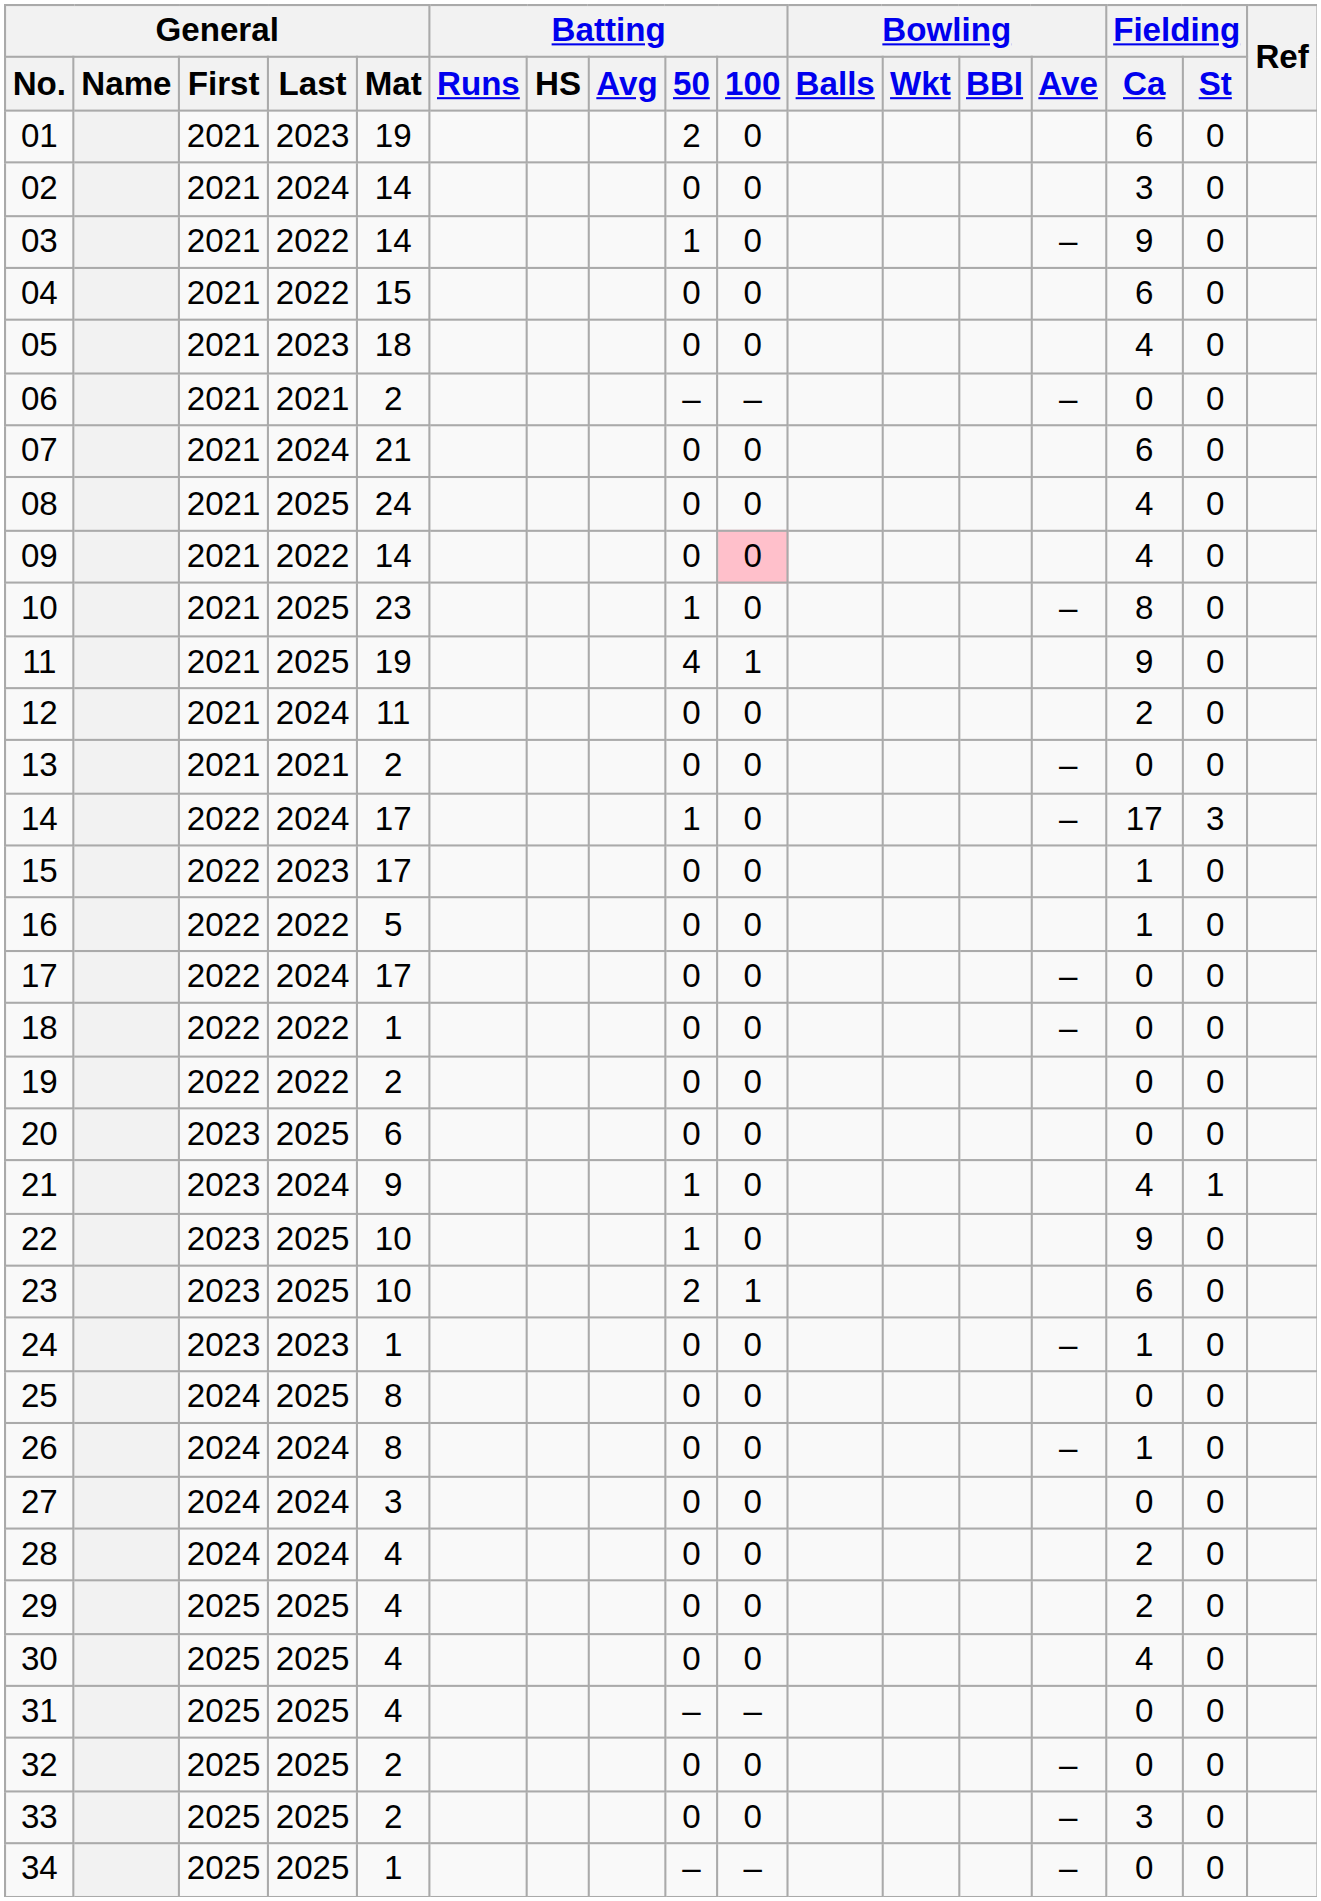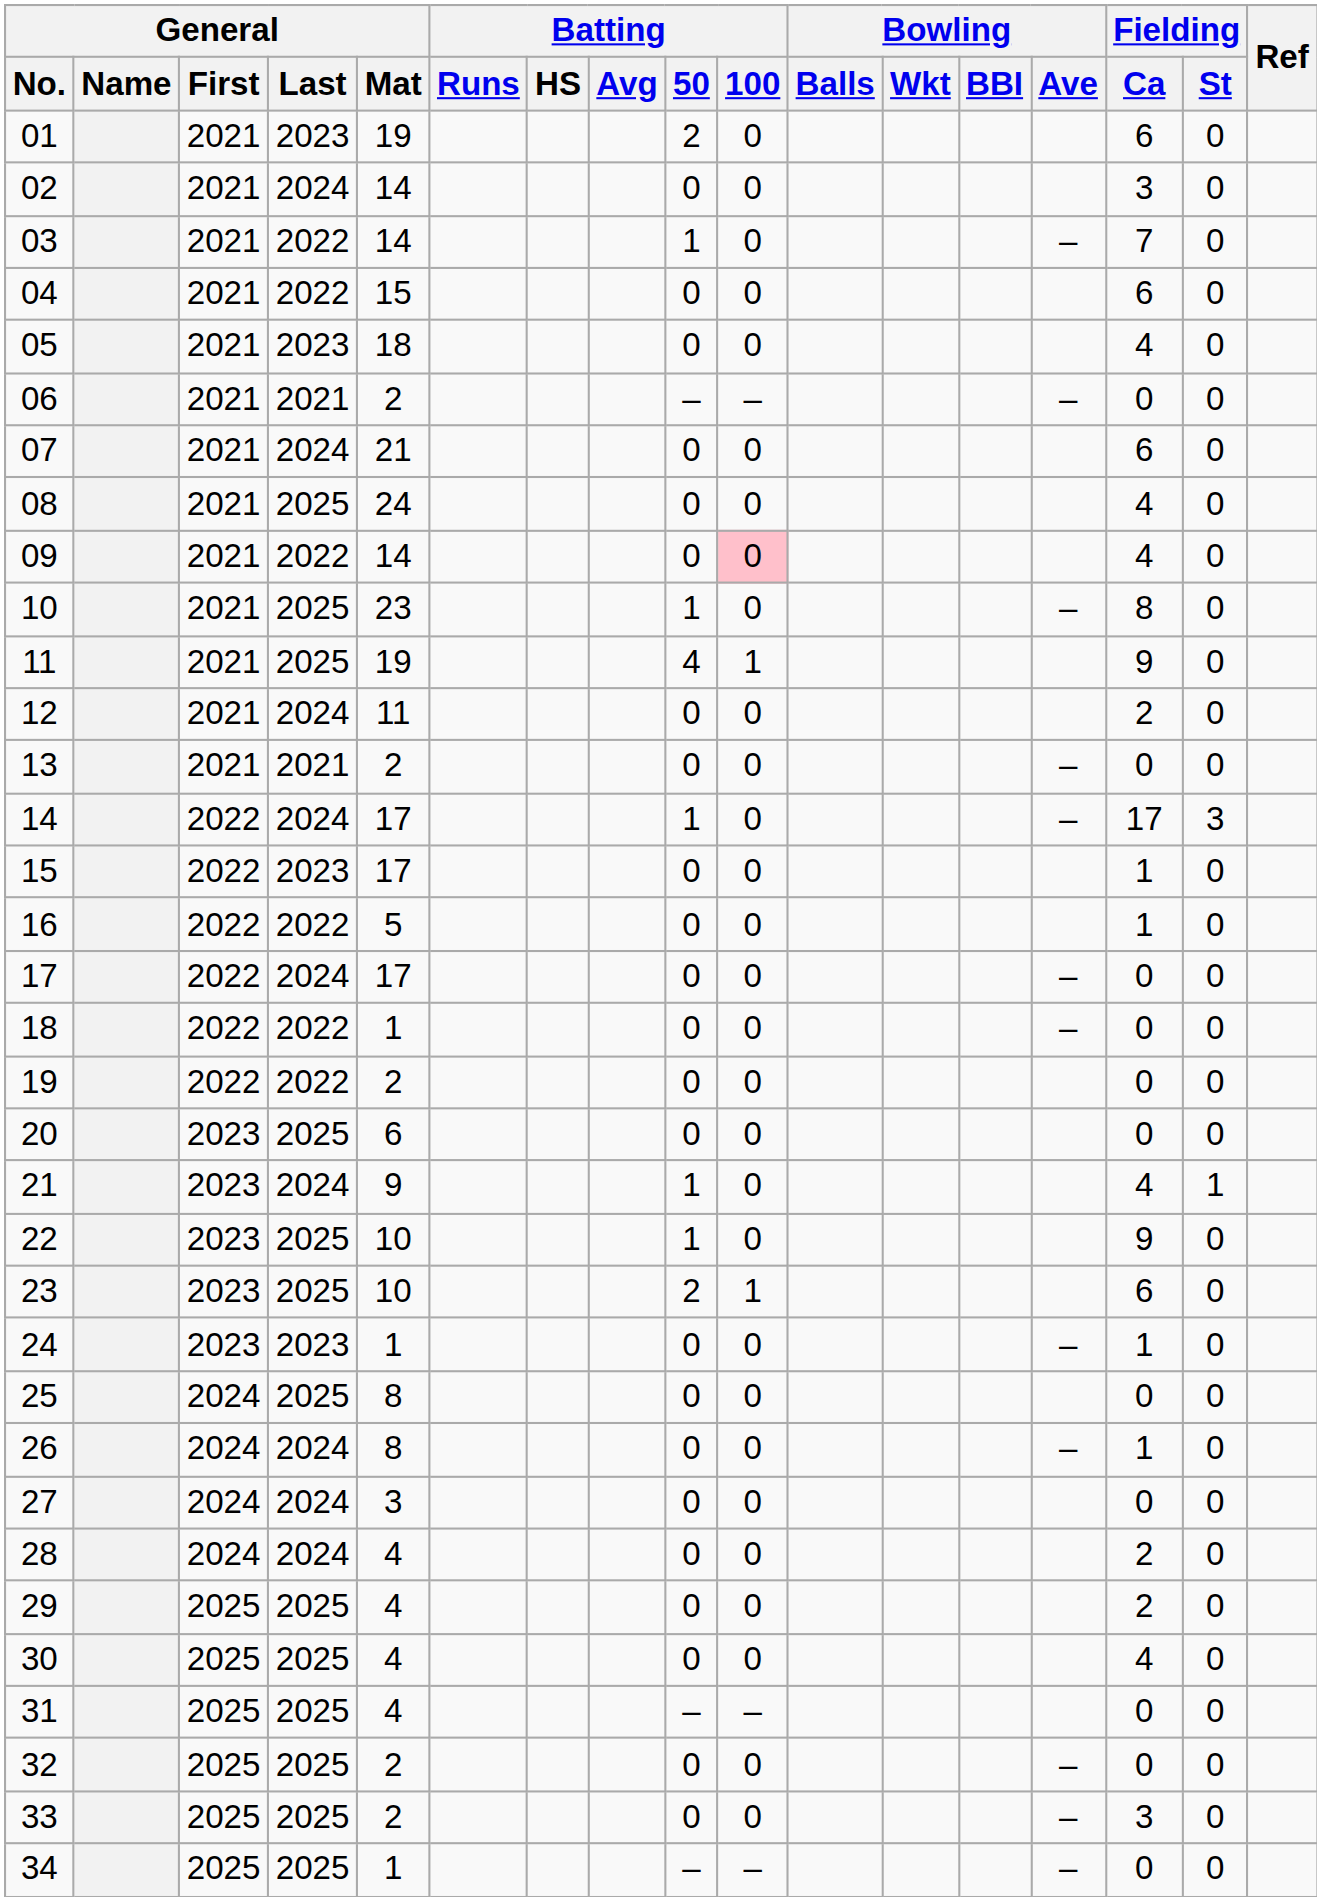(1144, 240) 9 -> (1144, 240) 7
